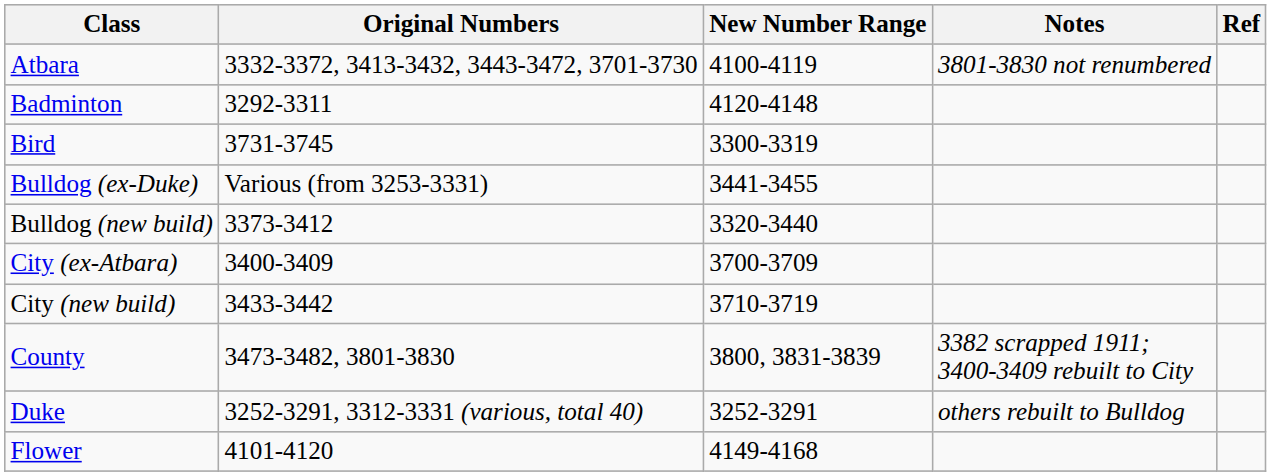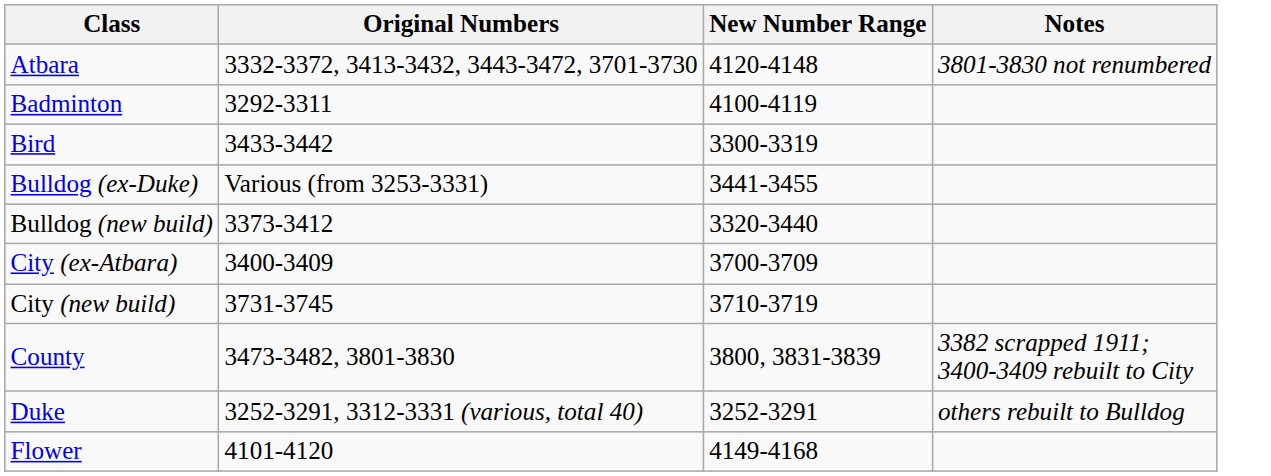- column: (1241, 24)
(763, 64) 4100-4119 -> (764, 64) 4120-4148
(764, 104) 4120-4148 -> (763, 104) 4100-4119
(279, 143) 3731-3745 -> (279, 143) 3433-3442
(279, 303) 3433-3442 -> (279, 303) 3731-3745
